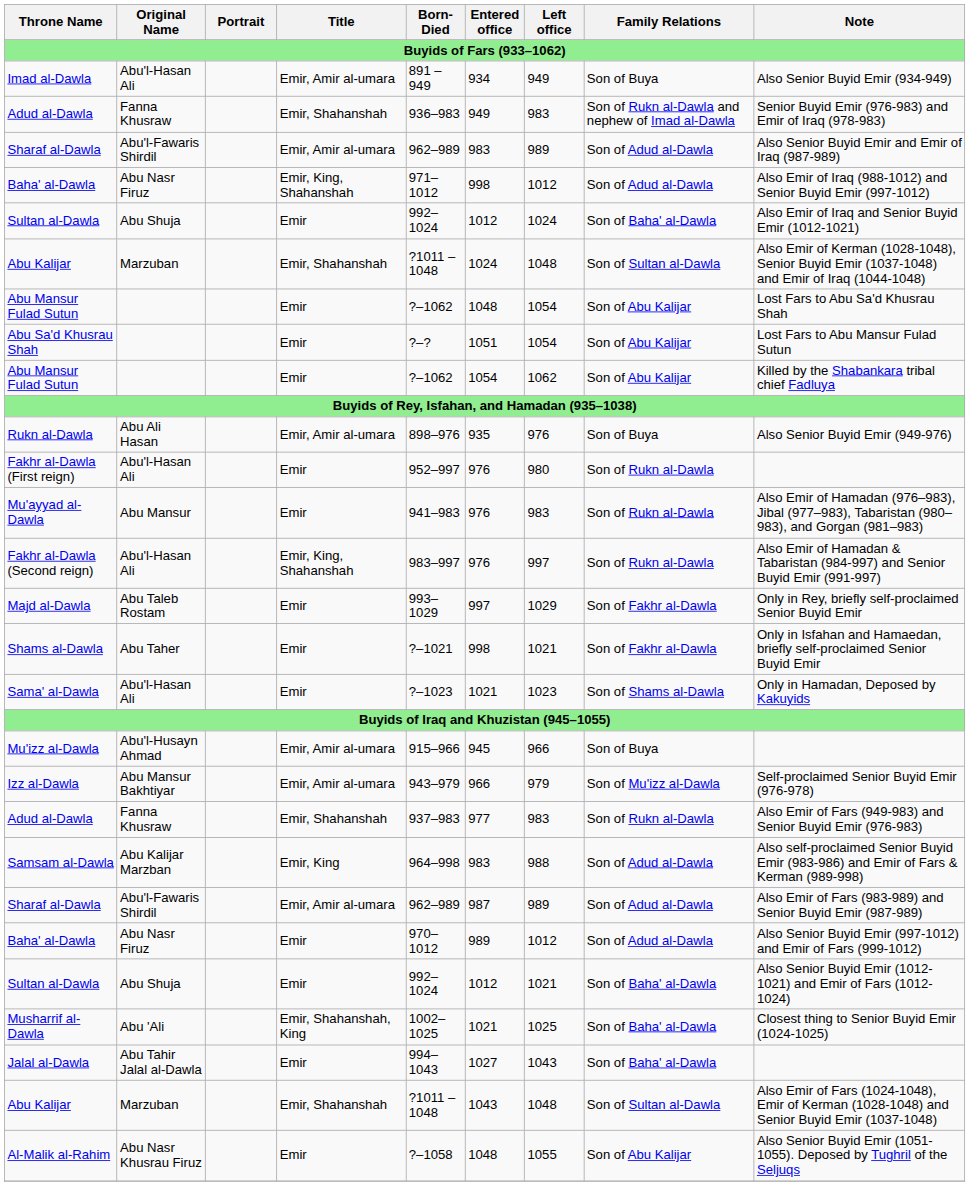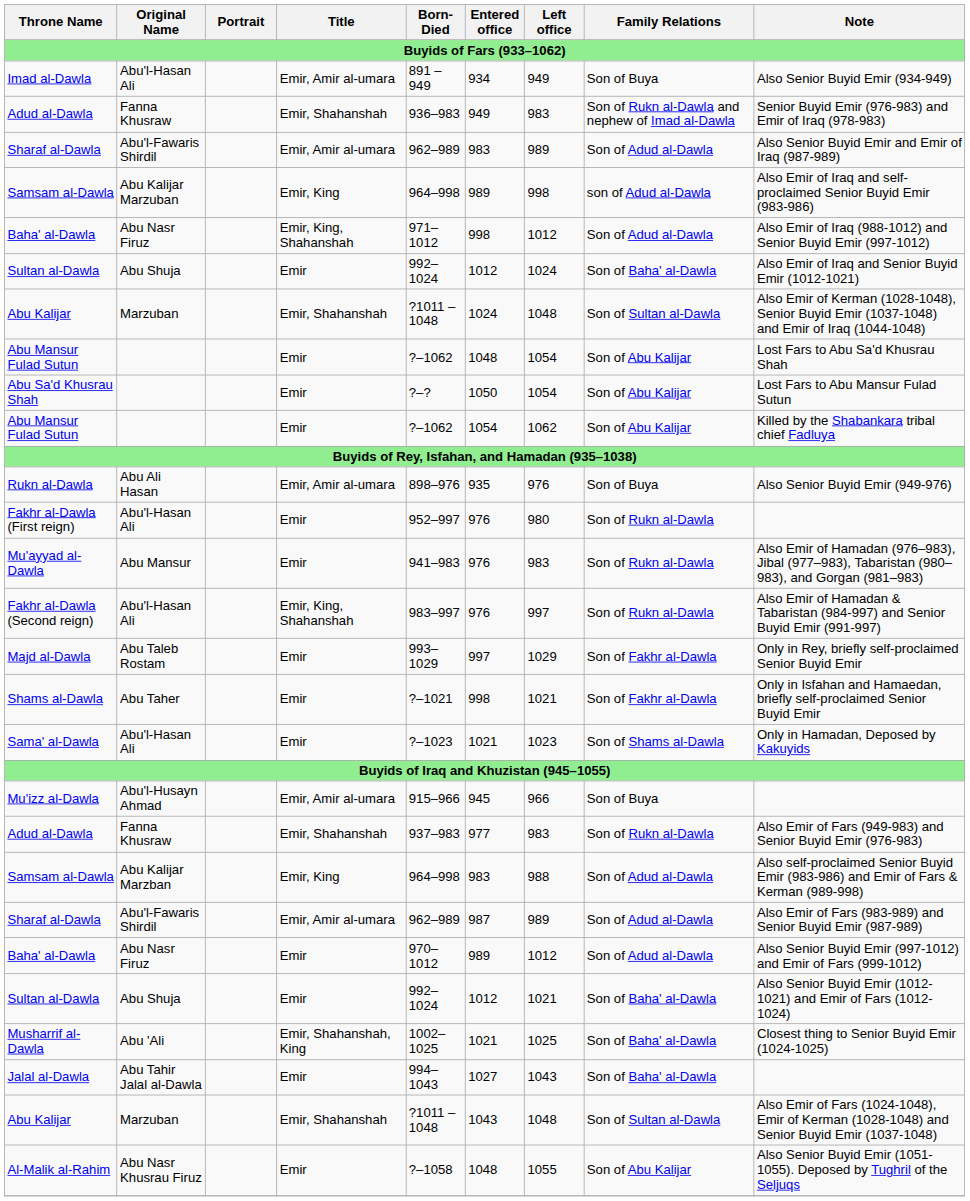+ row: (61, 192)
(483, 342) 1051 -> (483, 392) 1050
- row: (43, 783)
